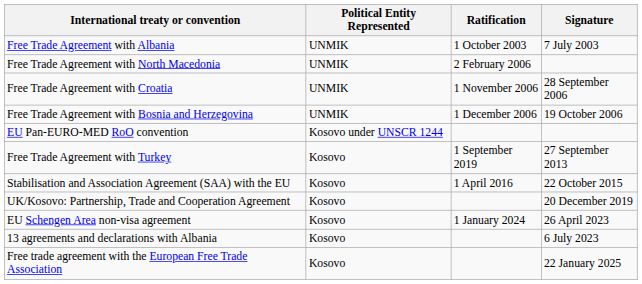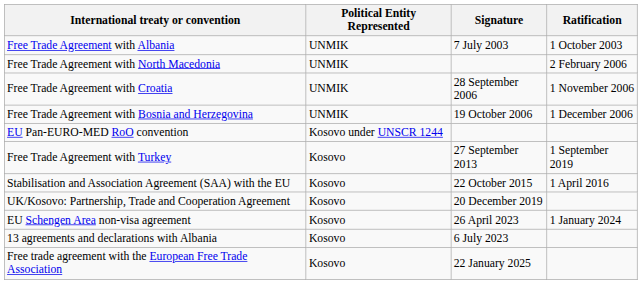columns swapped: (589, 20) <-> (496, 20)
